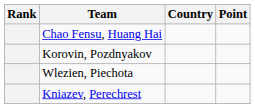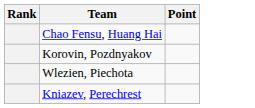- column: (190, 14)
